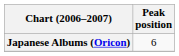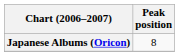(154, 42) 6 -> (154, 42) 8
